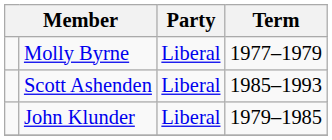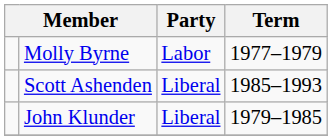(191, 53) Liberal -> (186, 53) Labor
